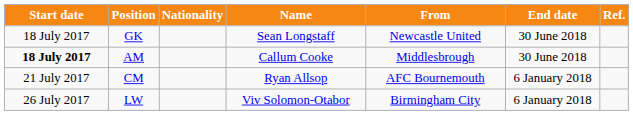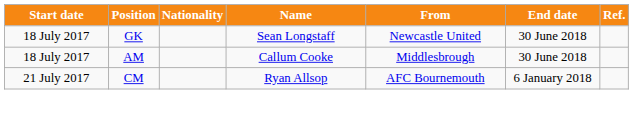(56, 57) bold -> (56, 57) normal
- row: (134, 100)
